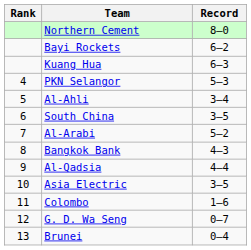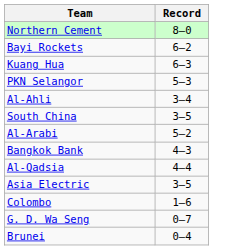- column: (23, 13)
